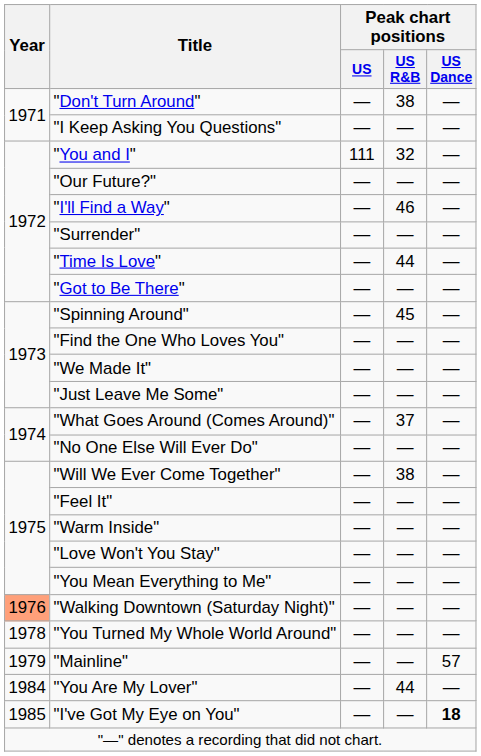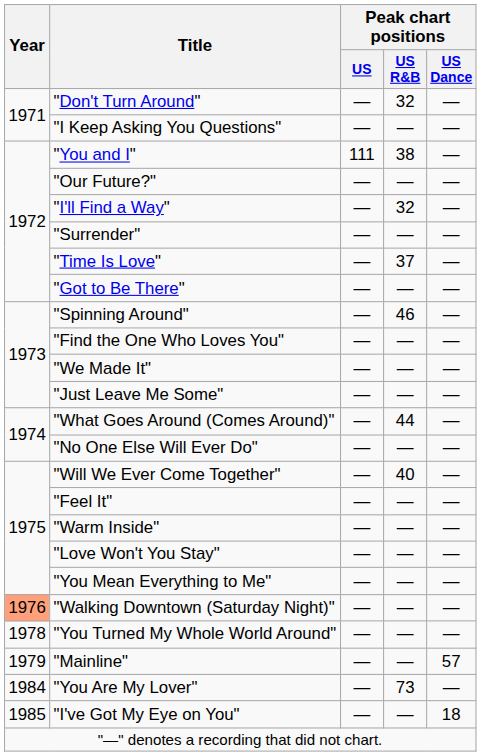(405, 101) 38 -> (405, 101) 32
(405, 154) 32 -> (405, 154) 38
(405, 208) 46 -> (405, 208) 32
(405, 261) 44 -> (405, 261) 37
(405, 314) 45 -> (405, 314) 46
(405, 421) 37 -> (405, 421) 44
(405, 474) 38 -> (405, 474) 40
(405, 687) 44 -> (405, 687) 73
(451, 714) bold -> (451, 714) normal
